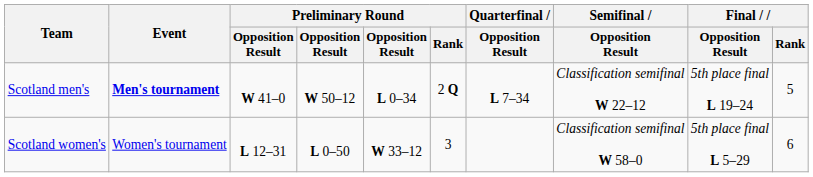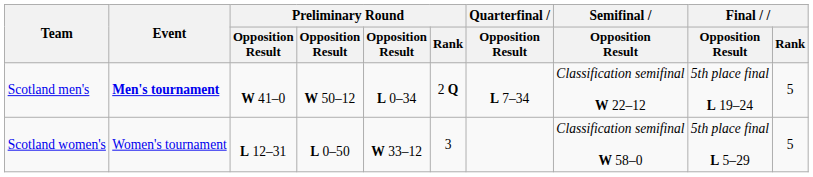(790, 144) 6 -> (790, 144) 5
